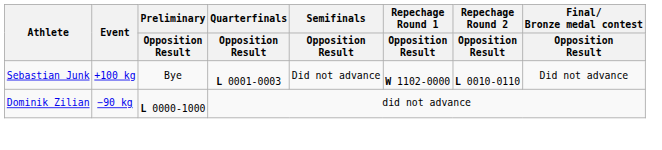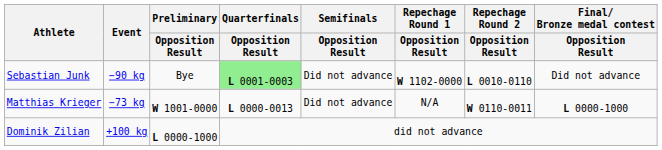(115, 75) +100 kg -> (127, 75) −90 kg
(249, 81) no background -> (260, 81) lightgreen background
+ row: (54, 103)
(115, 103) −90 kg -> (127, 131) +100 kg
